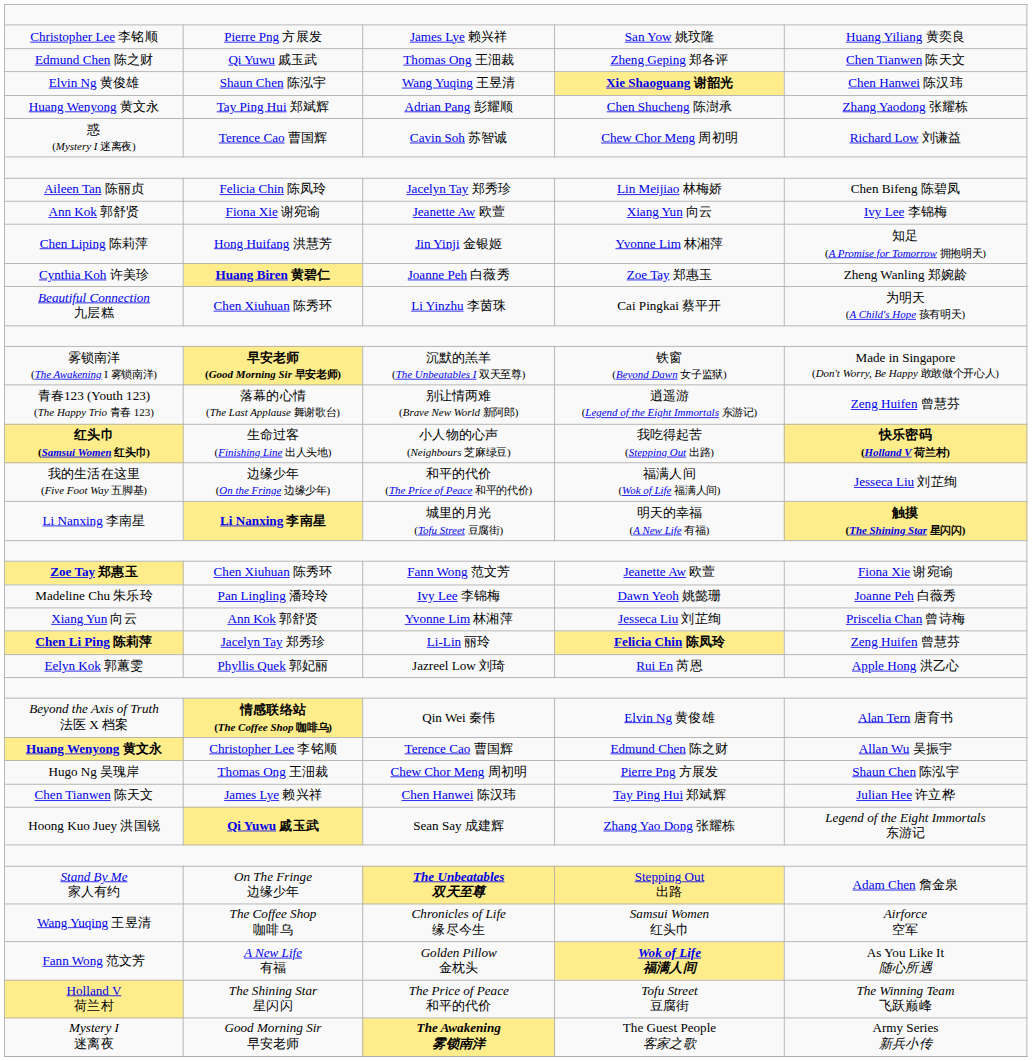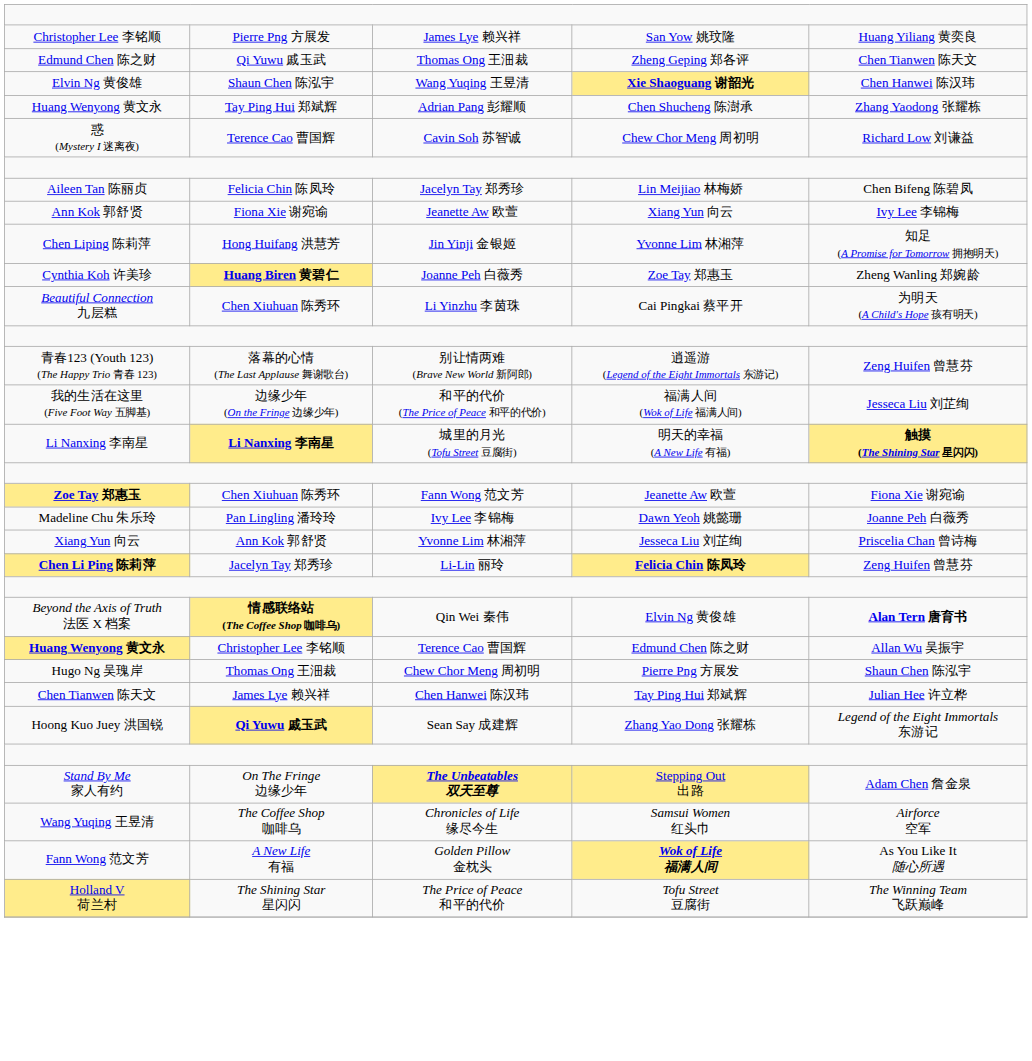- row: (459, 365)
- row: (459, 443)
- row: (459, 665)
(905, 717) normal -> (918, 616) bold
- row: (459, 1036)
